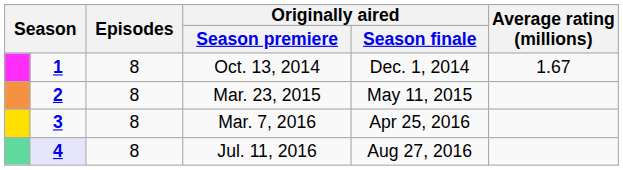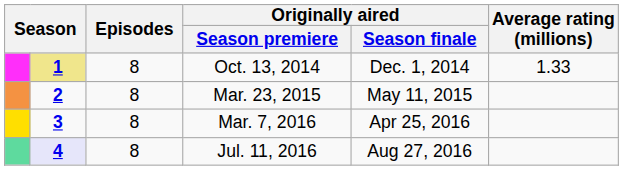(58, 67) no background -> (58, 67) khaki background
(553, 67) 1.67 -> (553, 67) 1.33
